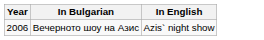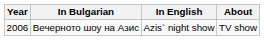+ column: (238, 12)
